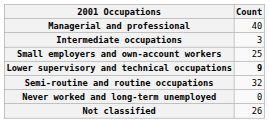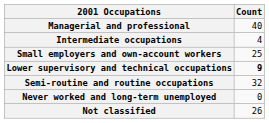(260, 40) 3 -> (260, 40) 4
